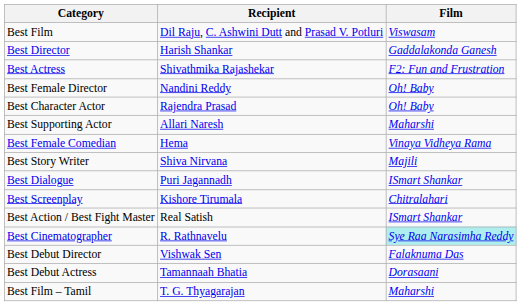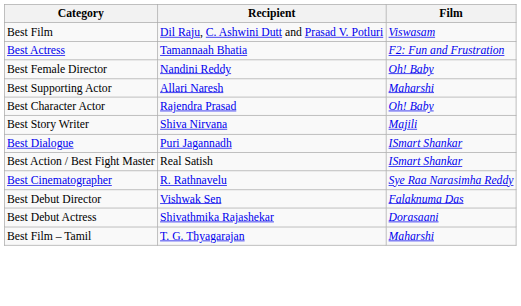- row: (38, 50)
(217, 69) Shivathmika Rajashekar -> (204, 50) Tamannaah Bhatia
rows swapped: (59, 124) <-> (56, 106)
- row: (62, 143)
- row: (45, 198)
(451, 236) paleturquoise background -> (451, 180) no background
(204, 273) Tamannaah Bhatia -> (217, 217) Shivathmika Rajashekar
